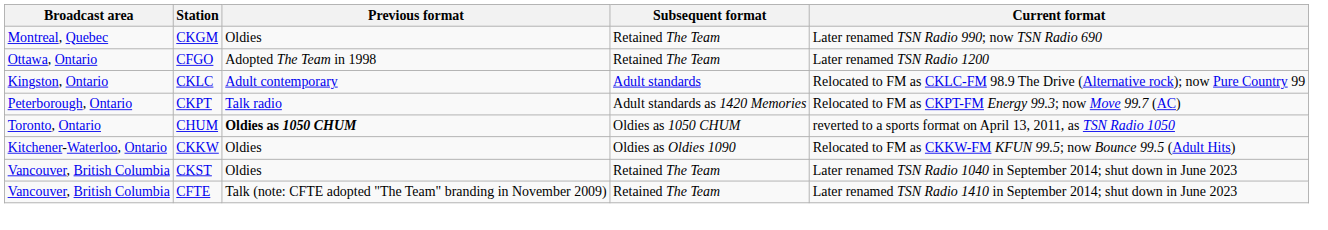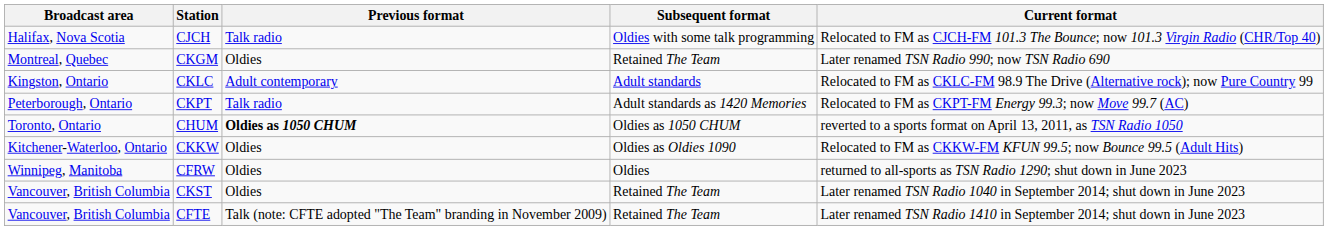+ row: (193, 37)
- row: (195, 59)
+ row: (196, 170)
